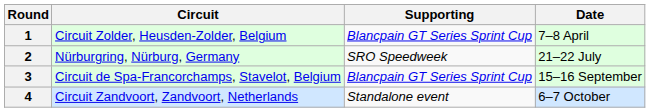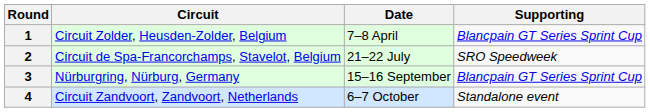columns swapped: (590, 14) <-> (440, 14)
(147, 56) Nürburgring, Nürburg, Germany -> (198, 56) Circuit de Spa-Francorchamps, Stavelot, Belgium
(198, 76) Circuit de Spa-Francorchamps, Stavelot, Belgium -> (147, 76) Nürburgring, Nürburg, Germany
